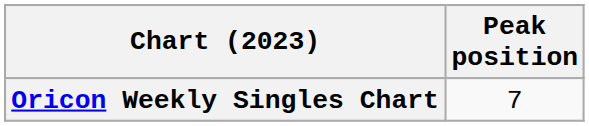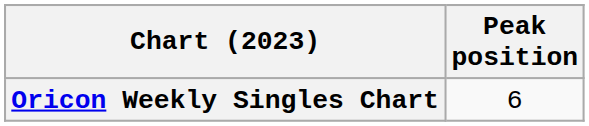(515, 100) 7 -> (515, 100) 6
